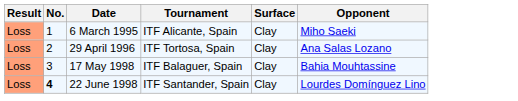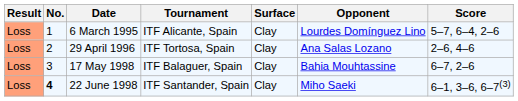+ column: (471, 13)
(328, 31) Miho Saeki -> (363, 31) Lourdes Domínguez Lino
(363, 84) Lourdes Domínguez Lino -> (328, 85) Miho Saeki
